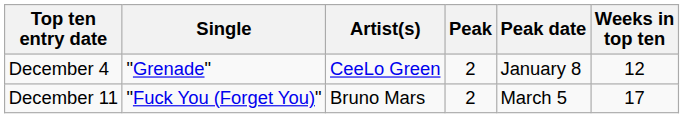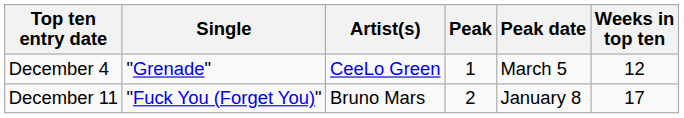(470, 68) 2 -> (470, 68) 1
(541, 68) January 8 -> (534, 68) March 5
(534, 98) March 5 -> (541, 98) January 8
